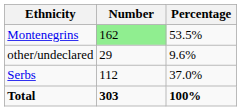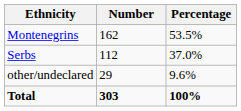(109, 34) lightgreen background -> (109, 34) no background
rows swapped: (22, 75) <-> (50, 55)
